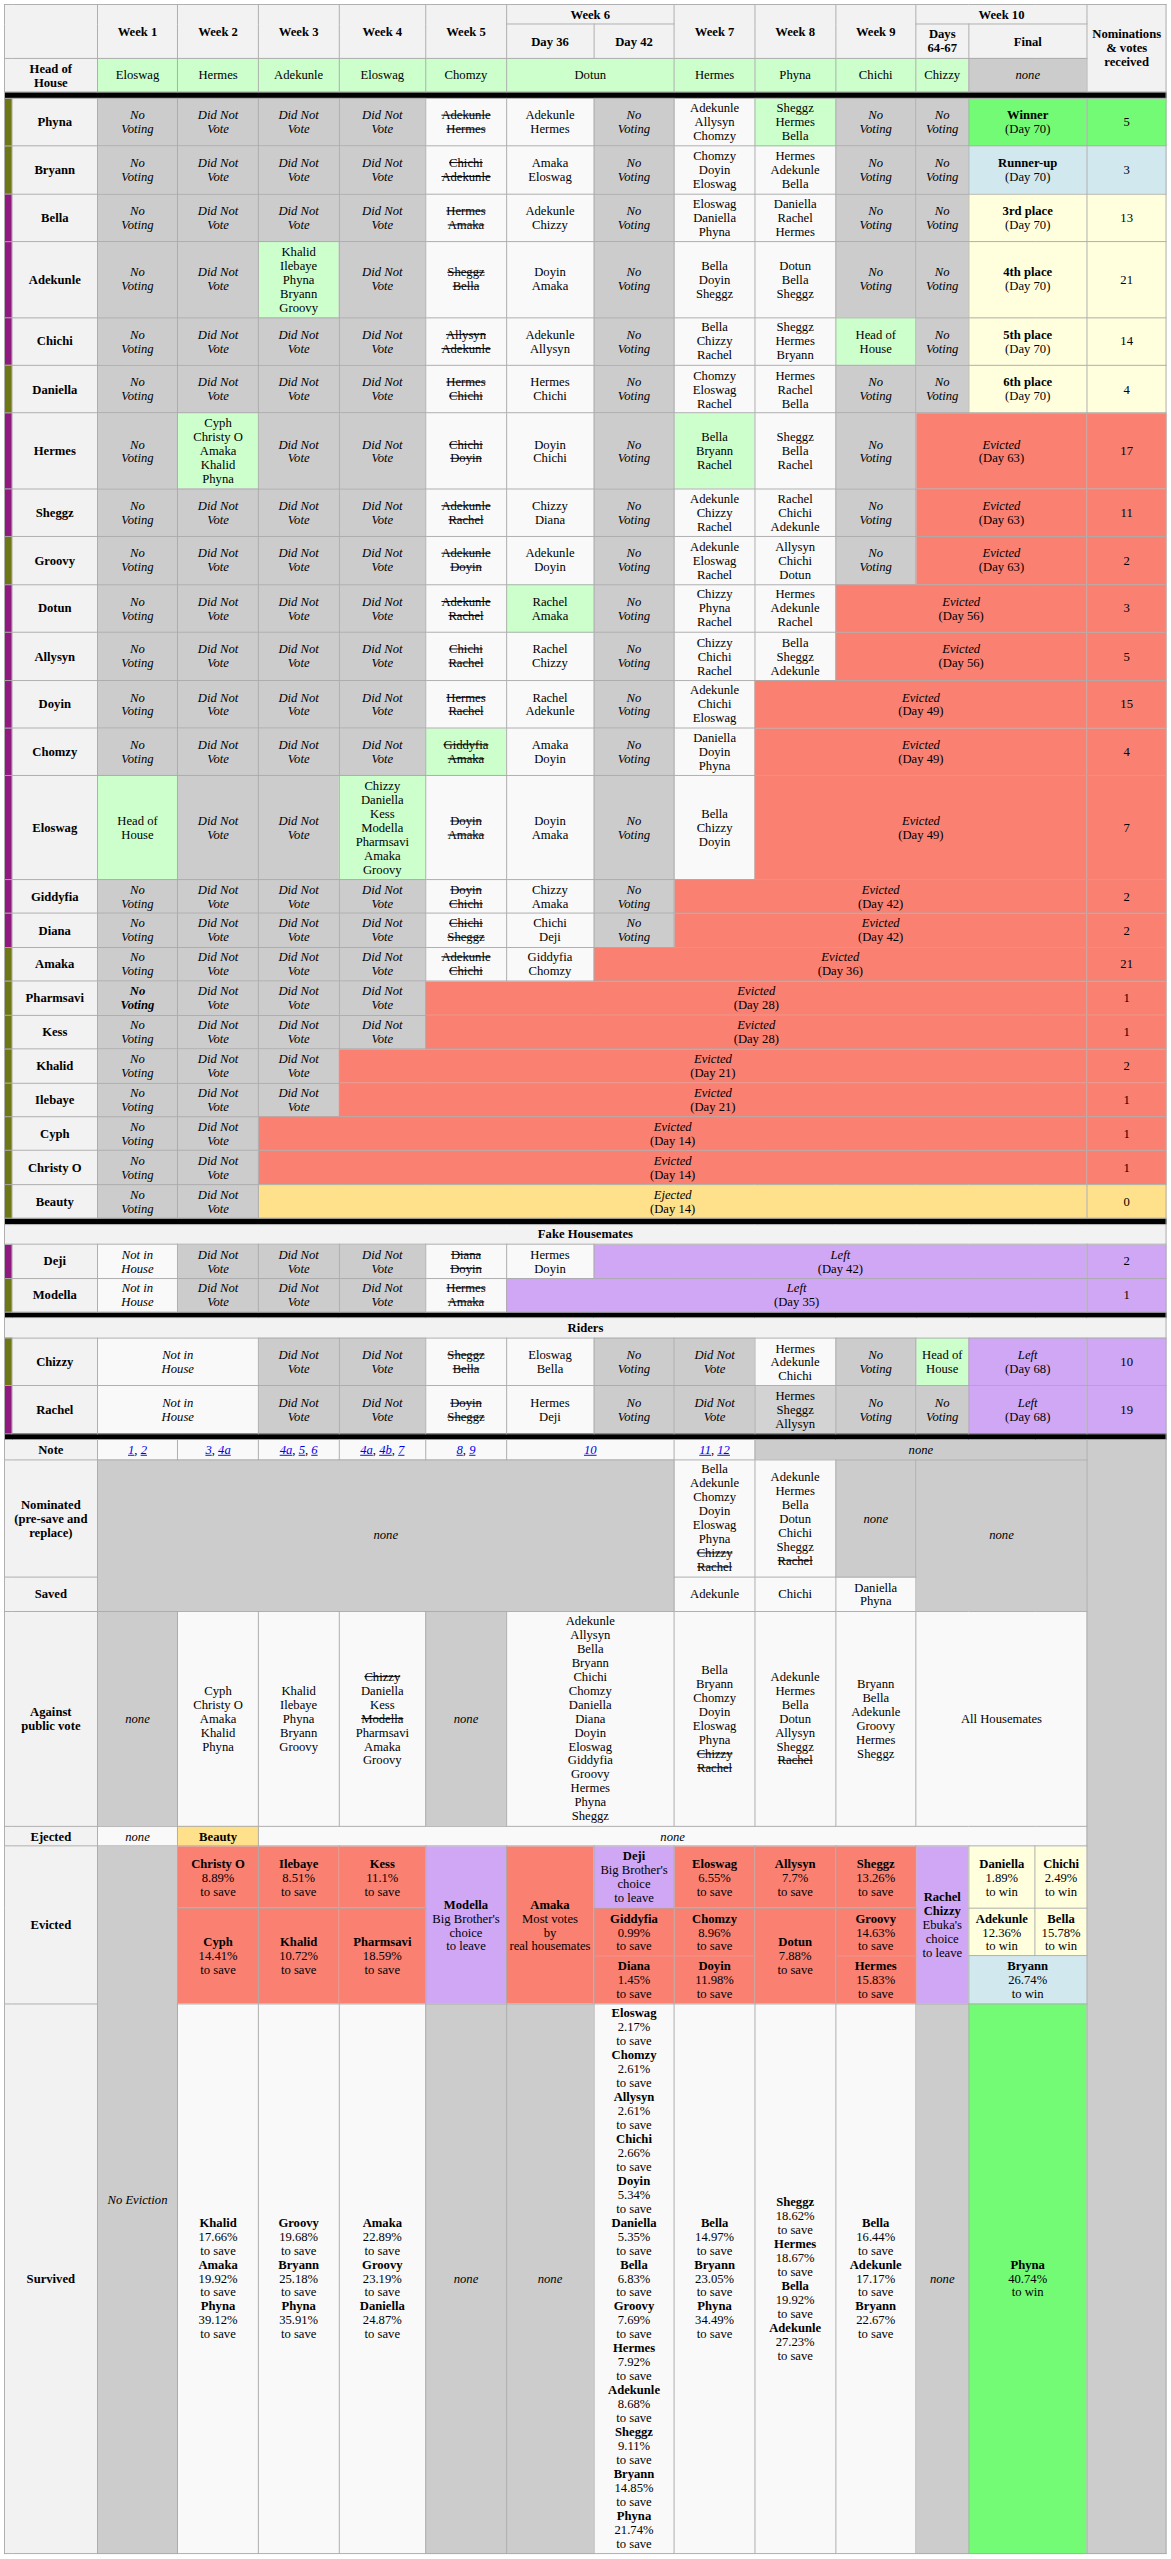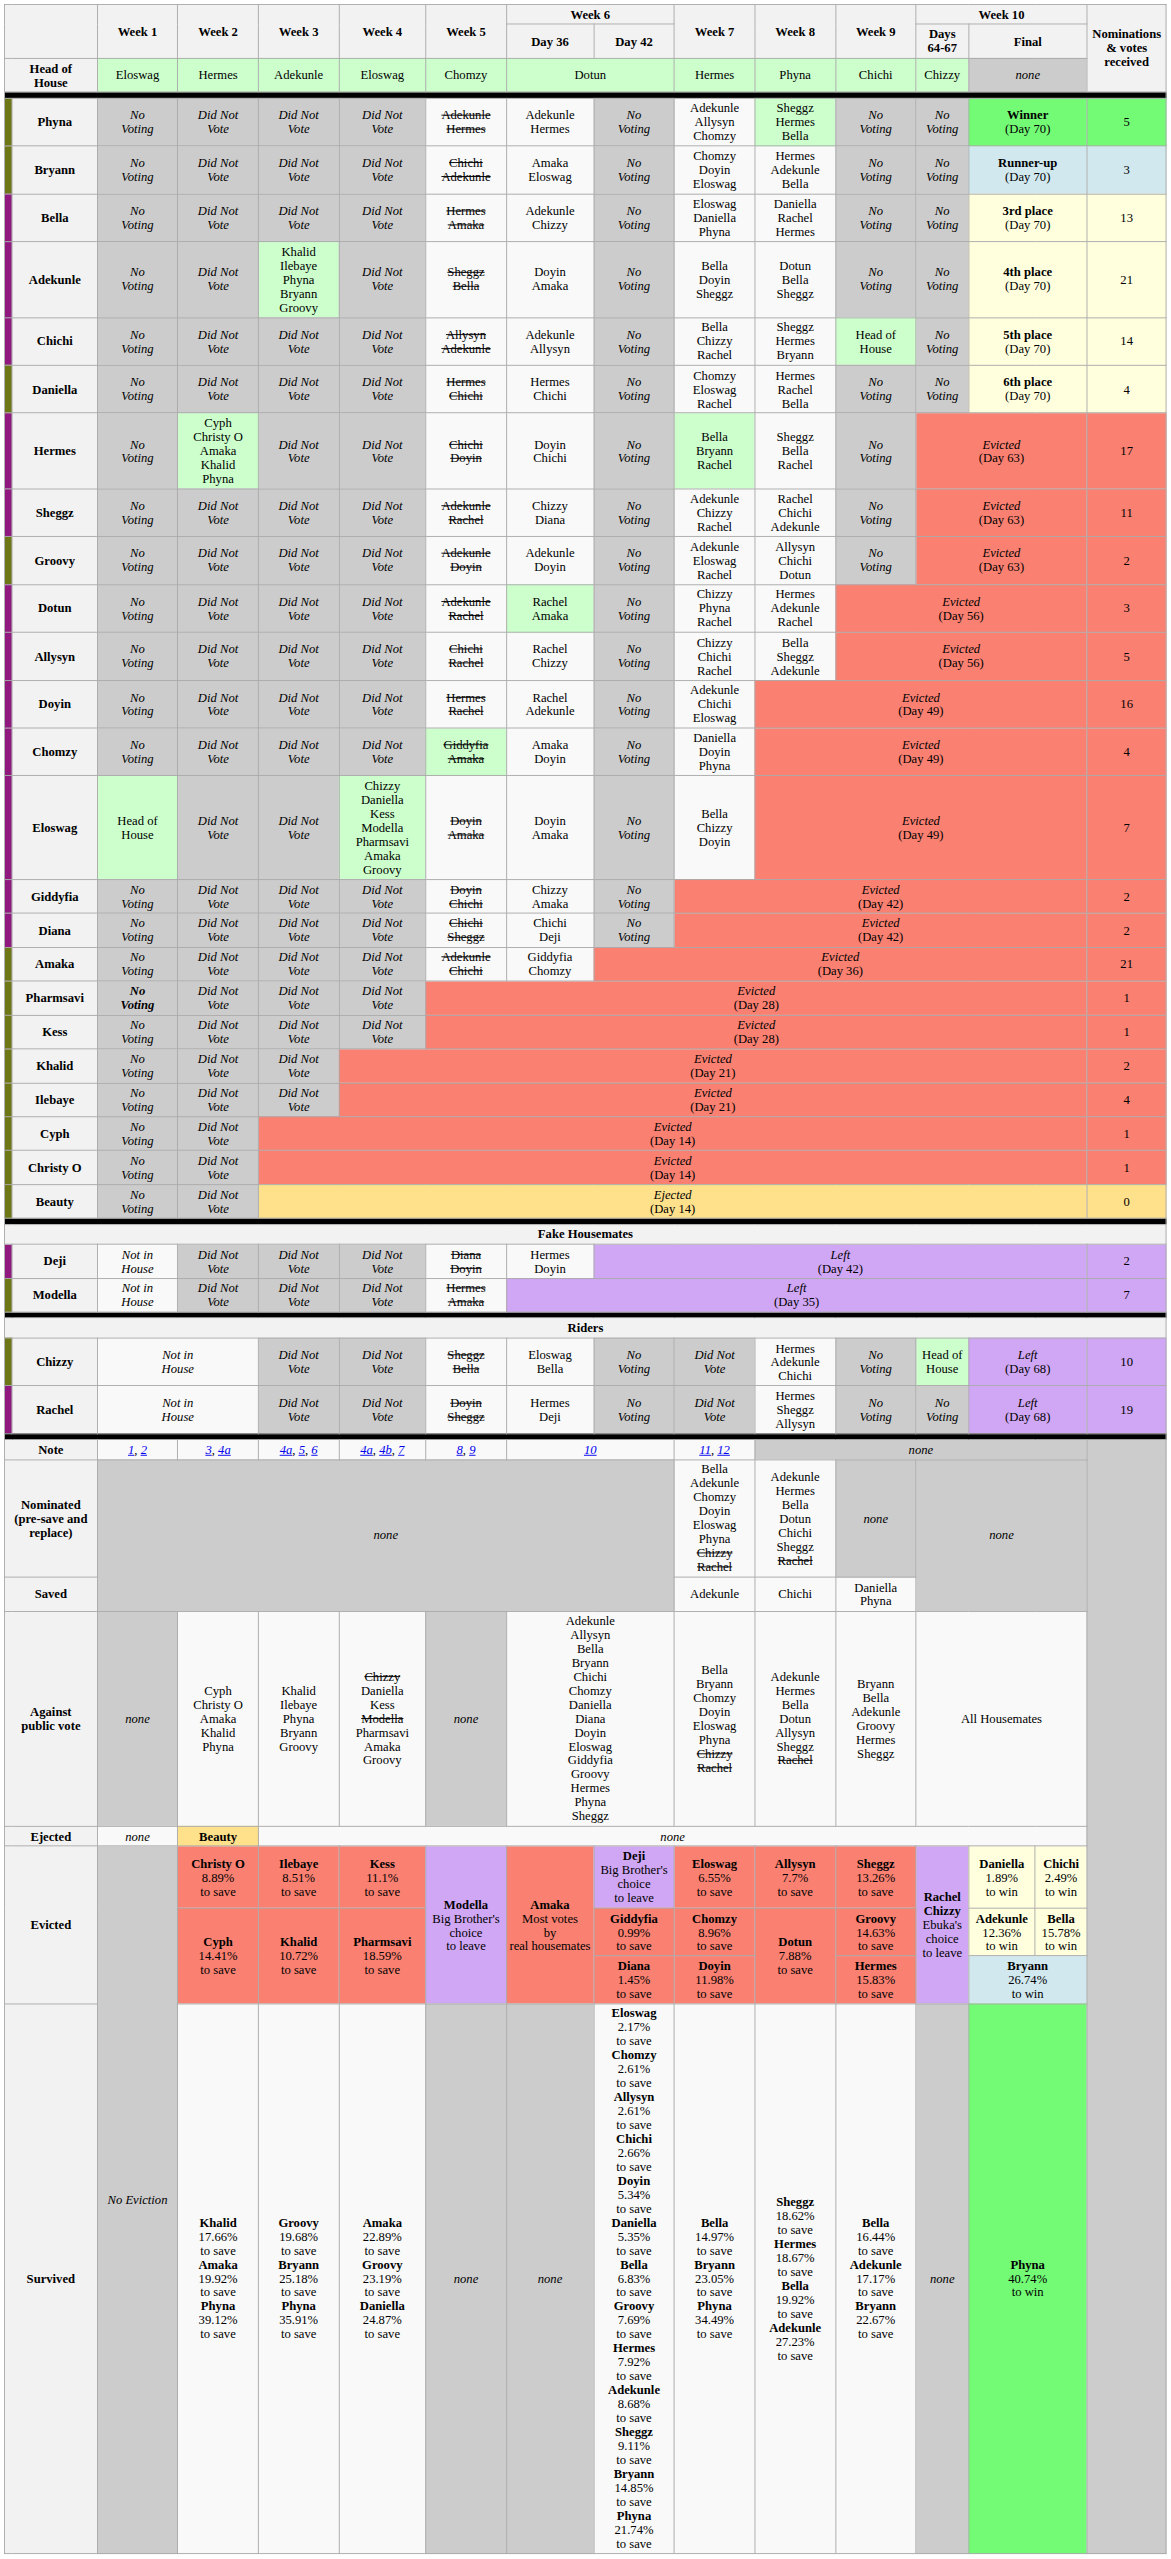(1127, 704) 15 -> (1127, 704) 16
(1127, 1099) 1 -> (1127, 1099) 4
(1127, 1295) 1 -> (1127, 1295) 7
(795, 1409) lightgrey background -> (795, 1409) no background
